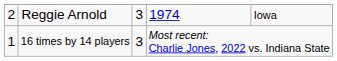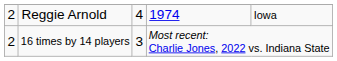(139, 15) 3 -> (139, 15) 4
(11, 41) 1 -> (11, 41) 2
